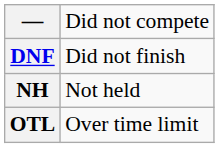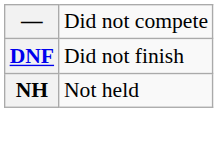- row: (32, 124)
